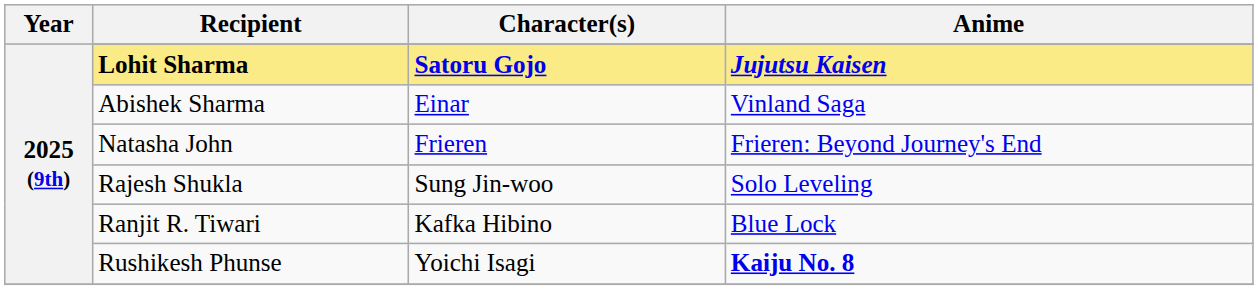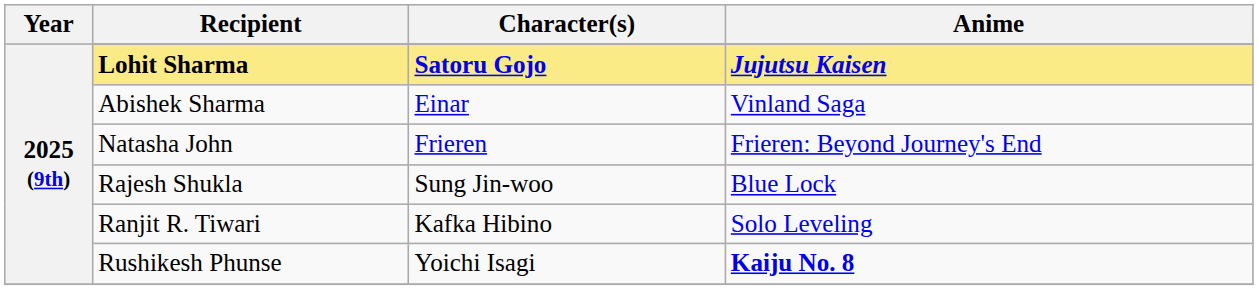(802, 183) Solo Leveling -> (784, 183) Blue Lock
(784, 223) Blue Lock -> (802, 223) Solo Leveling
